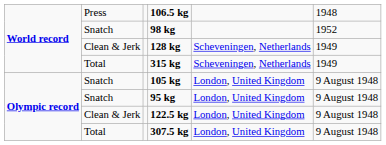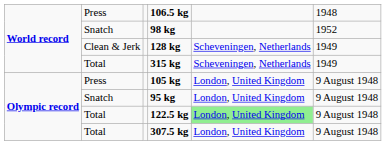(98, 81) Snatch -> (95, 81) Press
(112, 115) Clean & Jerk -> (95, 115) Total
(249, 115) no background -> (249, 115) lightgreen background
